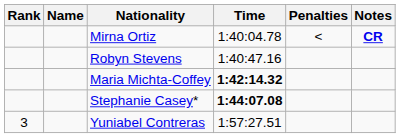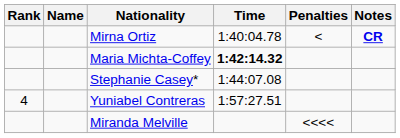- row: (136, 58)
(250, 101) bold -> (250, 80) normal
(24, 122) 3 -> (24, 101) 4
+ row: (139, 122)
